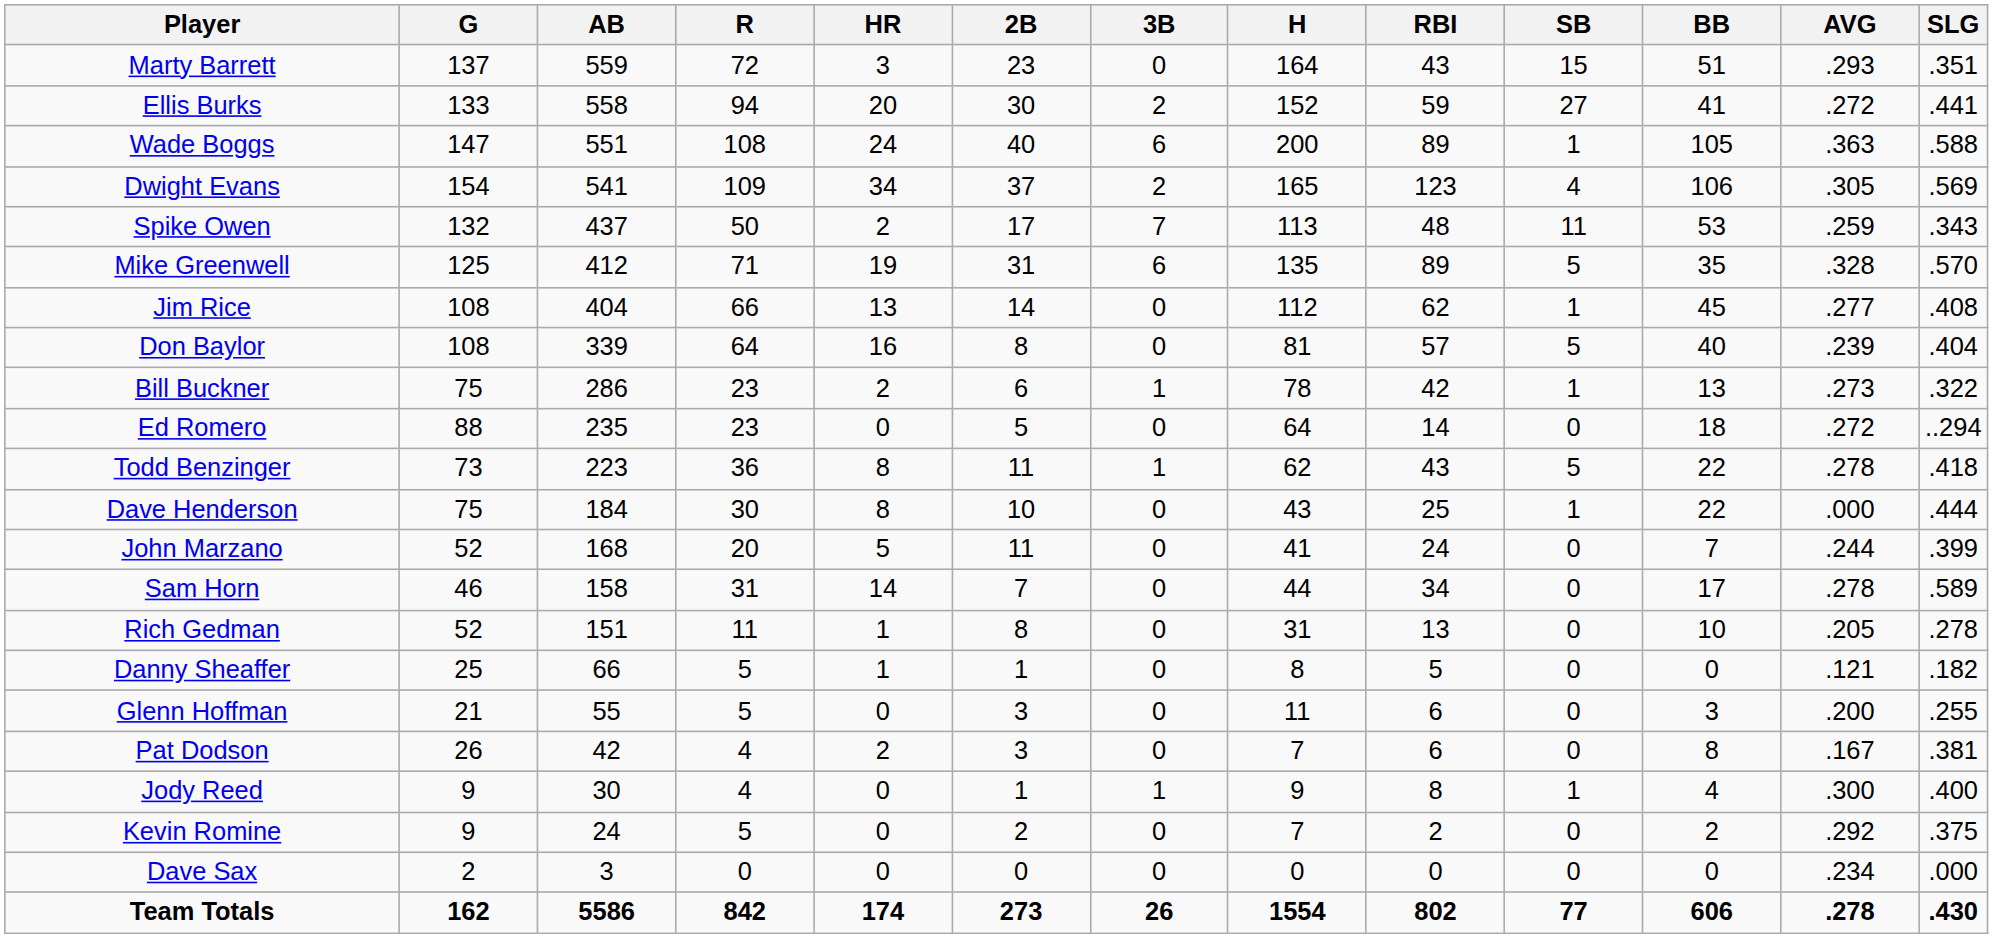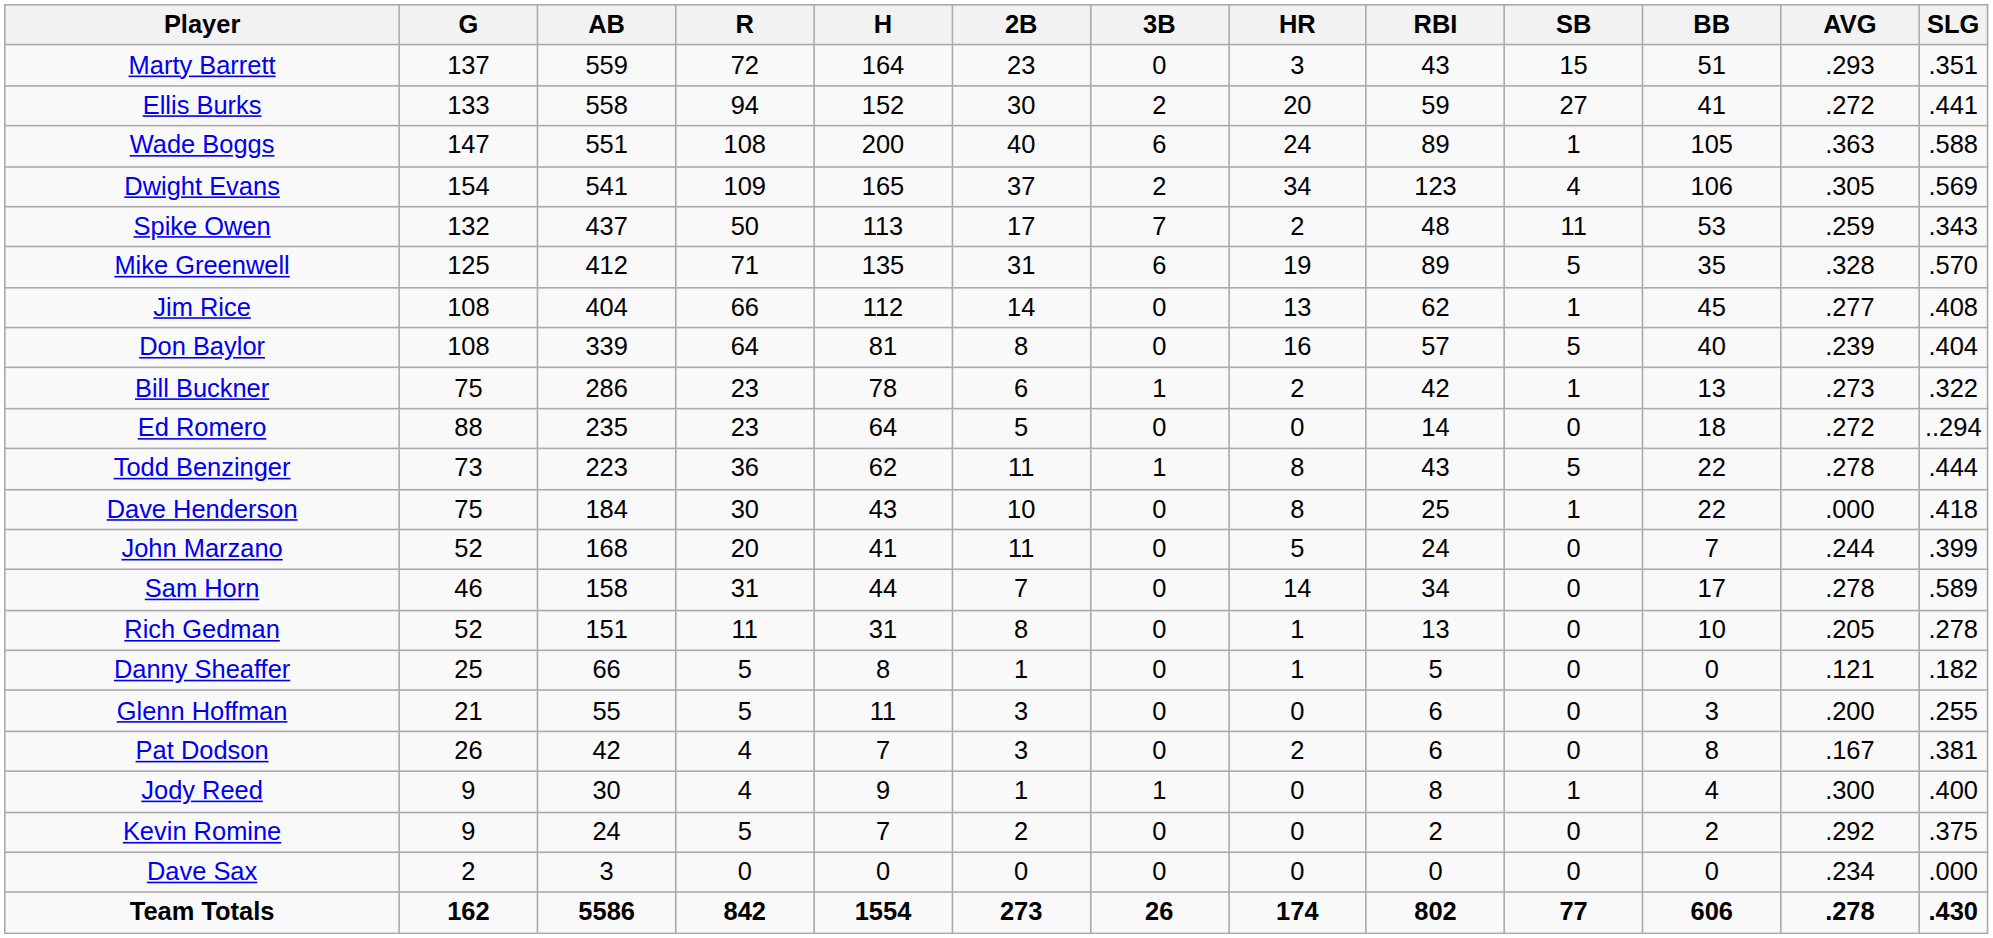columns swapped: (1297, 24) <-> (883, 24)
(1953, 468) .418 -> (1953, 468) .444
(1953, 508) .444 -> (1953, 508) .418
